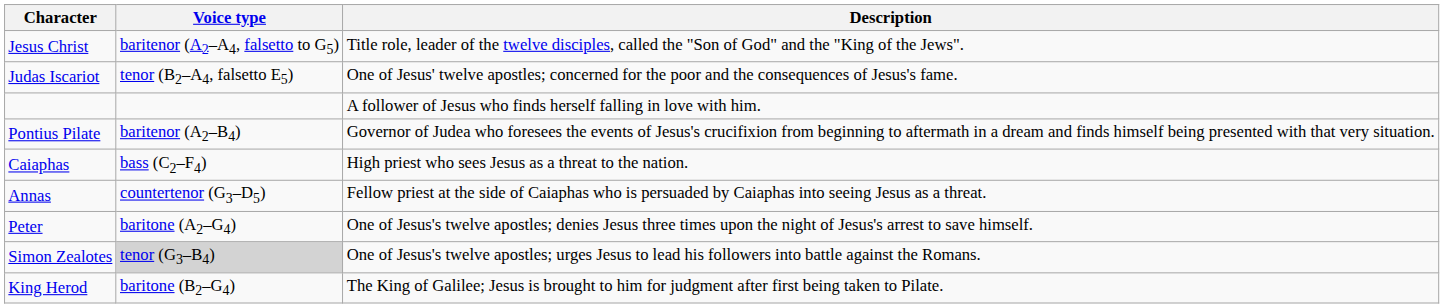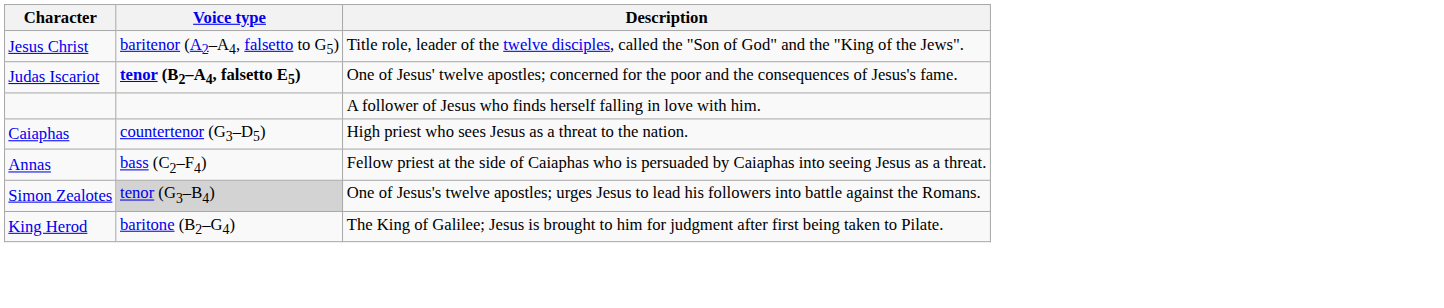(207, 77) normal -> (210, 77) bold
- row: (54, 134)
(163, 164) bass (C2–F4) -> (193, 134) countertenor (G3–D5)
(193, 195) countertenor (G3–D5) -> (163, 164) bass (C2–F4)
- row: (25, 226)
